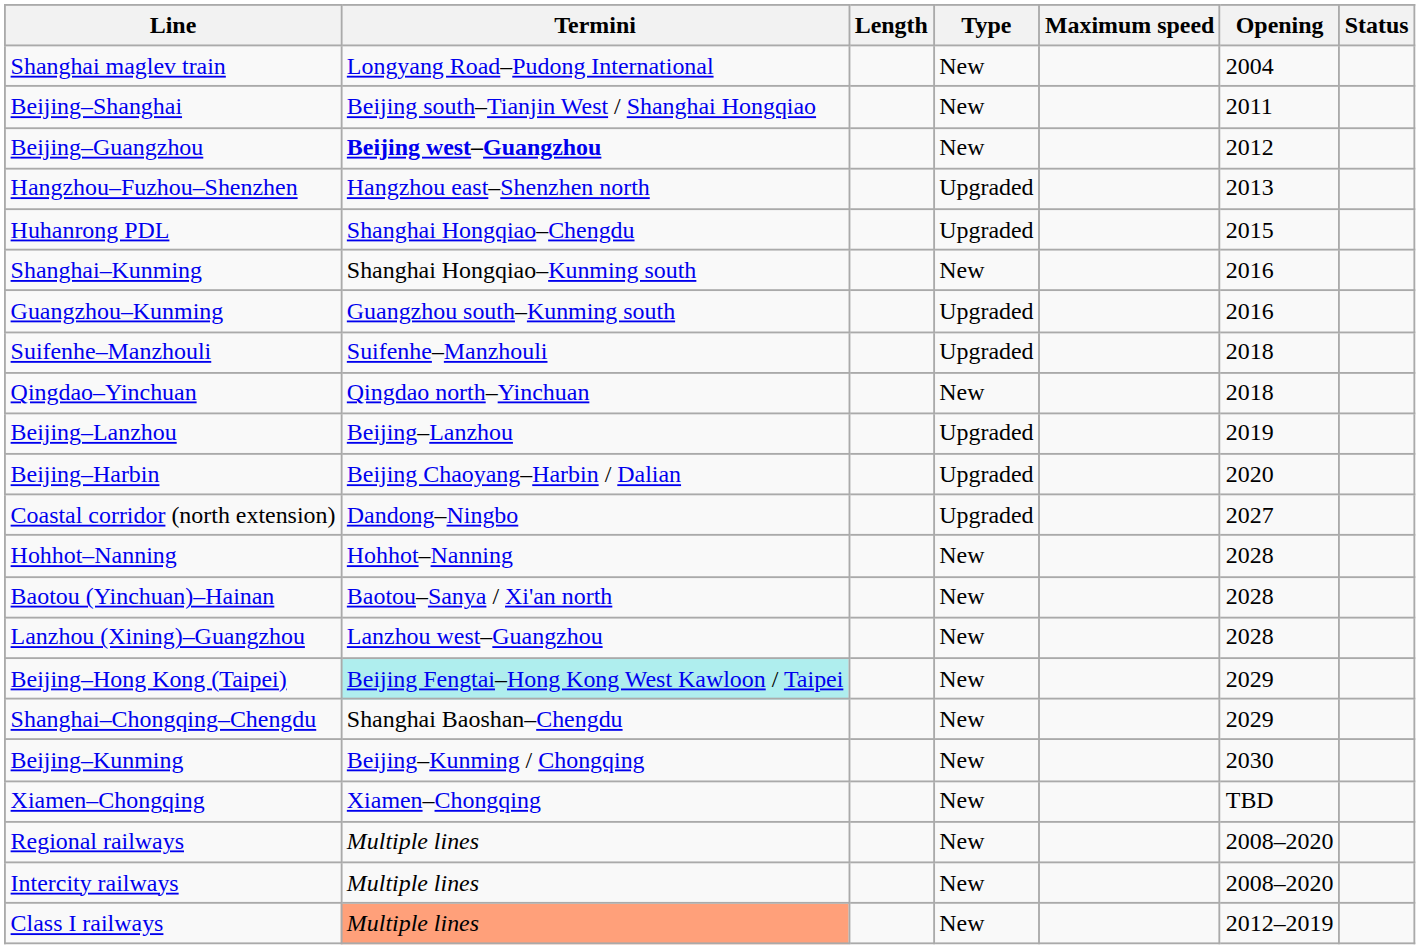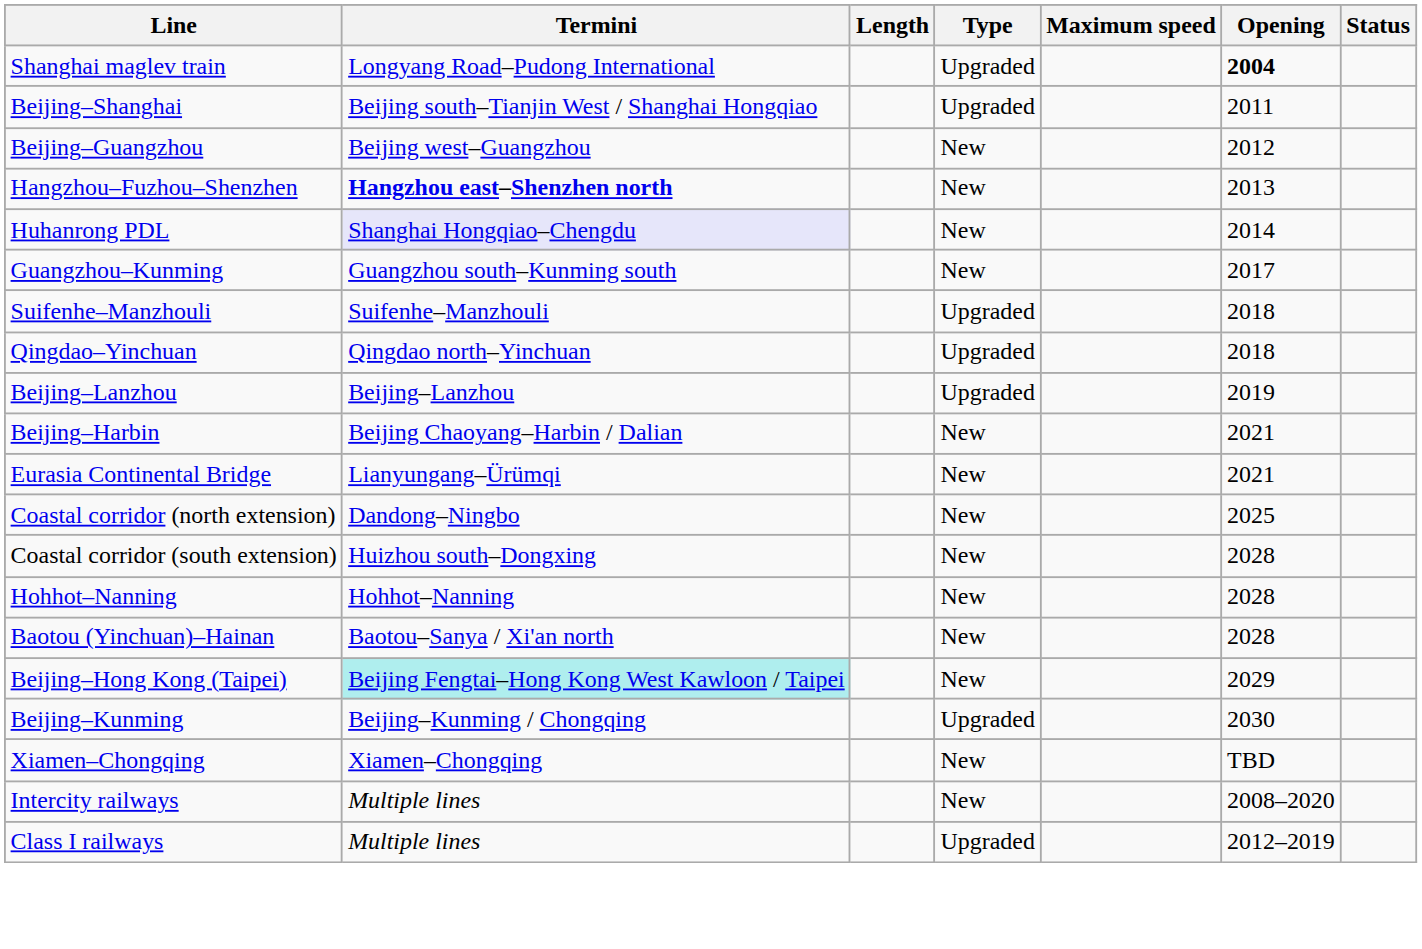(962, 65) New -> (988, 65) Upgraded
(1250, 65) normal -> (1251, 65) bold
(962, 106) New -> (988, 106) Upgraded
(474, 147) bold -> (469, 147) normal
(498, 188) normal -> (510, 188) bold
(986, 188) Upgraded -> (963, 188) New
(491, 229) no background -> (492, 229) lavender background
(986, 229) Upgraded -> (963, 229) New
(1250, 229) 2015 -> (1251, 229) 2014
- row: (106, 269)
(986, 310) Upgraded -> (963, 269) New
(1250, 310) 2016 -> (1251, 269) 2017
(962, 392) New -> (988, 351) Upgraded
(986, 473) Upgraded -> (963, 433) New
(1250, 473) 2020 -> (1251, 433) 2021
+ row: (141, 473)
(986, 514) Upgraded -> (963, 514) New
(1250, 514) 2027 -> (1251, 514) 2025
+ row: (174, 555)
- row: (158, 637)
- row: (163, 718)
(962, 759) New -> (988, 718) Upgraded
- row: (97, 841)
(413, 923) lightsalmon background -> (414, 841) no background
(962, 923) New -> (988, 841) Upgraded
